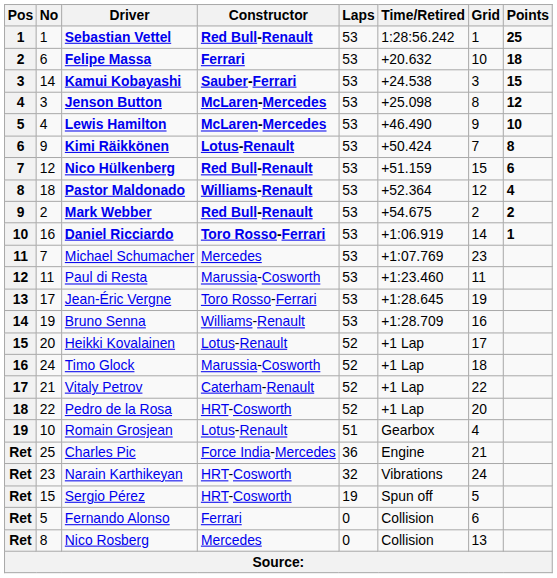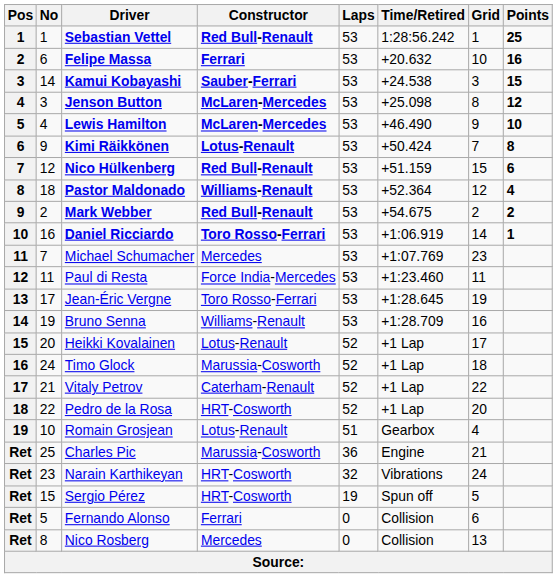(514, 59) 18 -> (514, 59) 16
(261, 277) Marussia-Cosworth -> (268, 277) Force India-Mercedes
(268, 452) Force India-Mercedes -> (261, 452) Marussia-Cosworth
